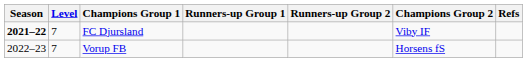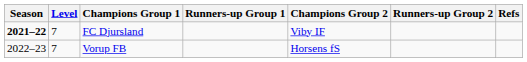columns swapped: (444, 13) <-> (340, 13)
